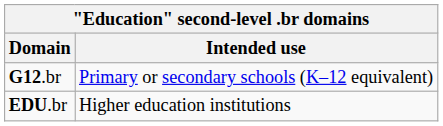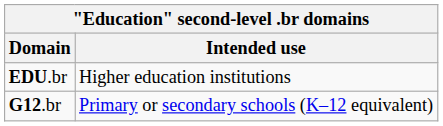rows swapped: (38, 105) <-> (35, 76)
